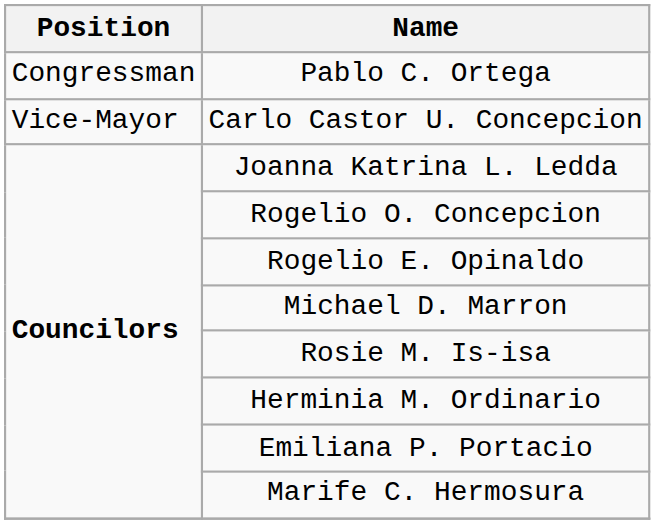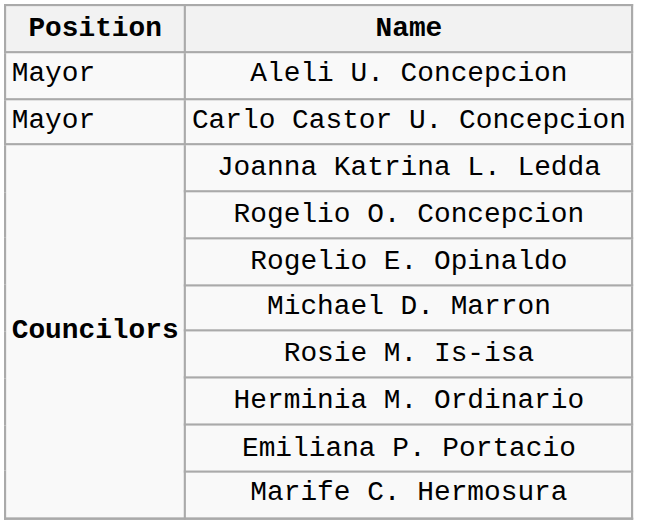- row: (426, 74)
+ row: (409, 74)
(95, 121) Vice-Mayor -> (53, 121) Mayor
